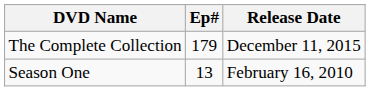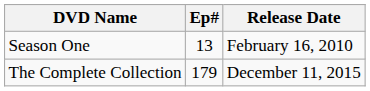rows swapped: (49, 72) <-> (95, 45)
